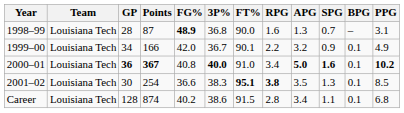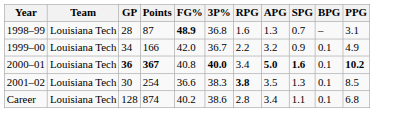- column: (248, 13)
